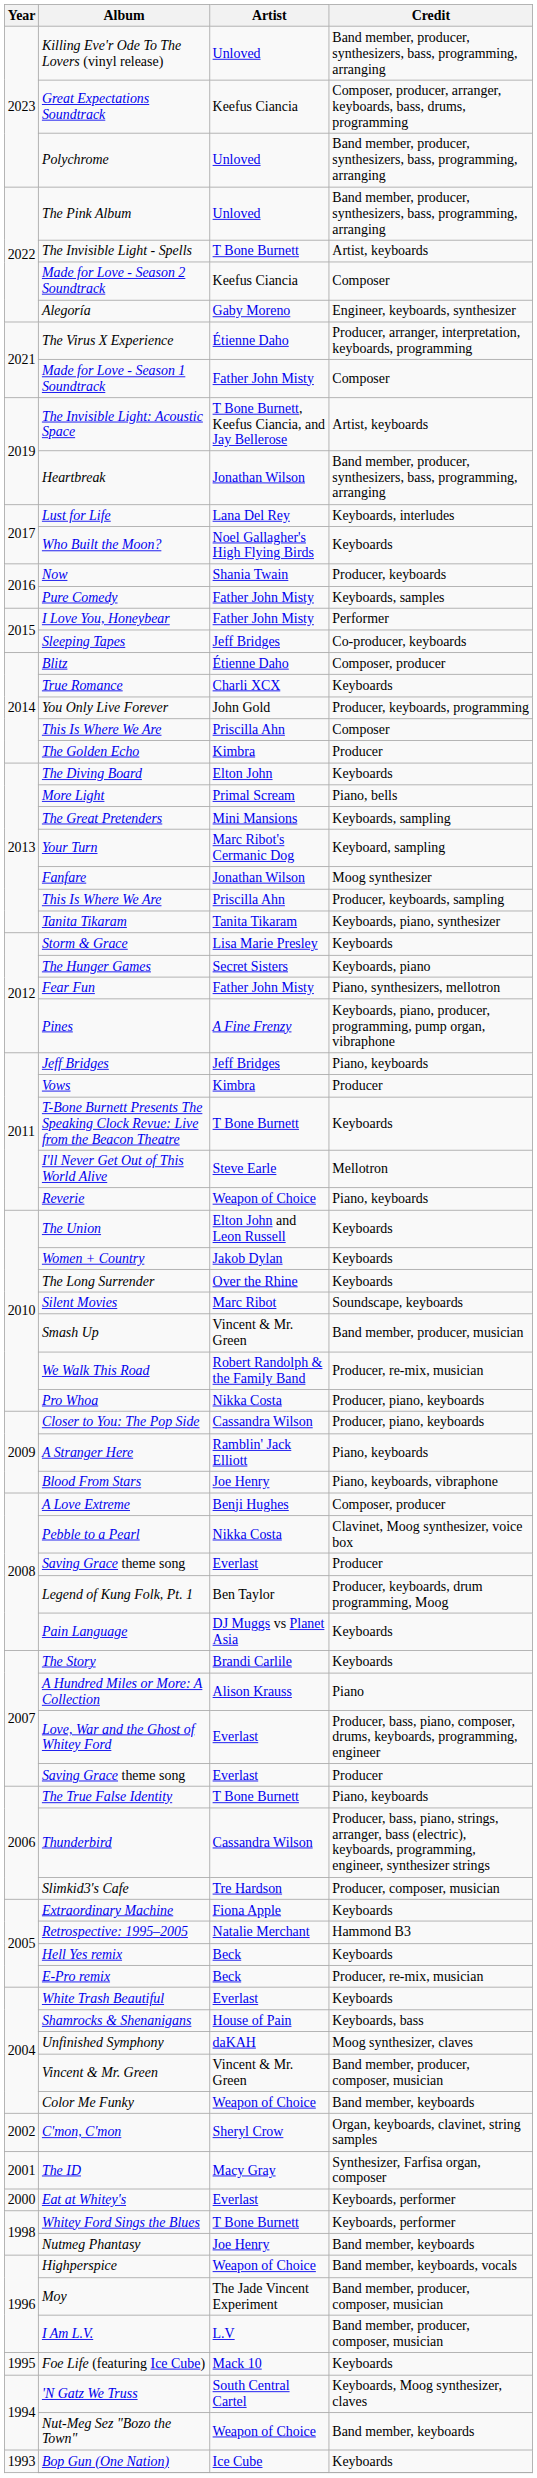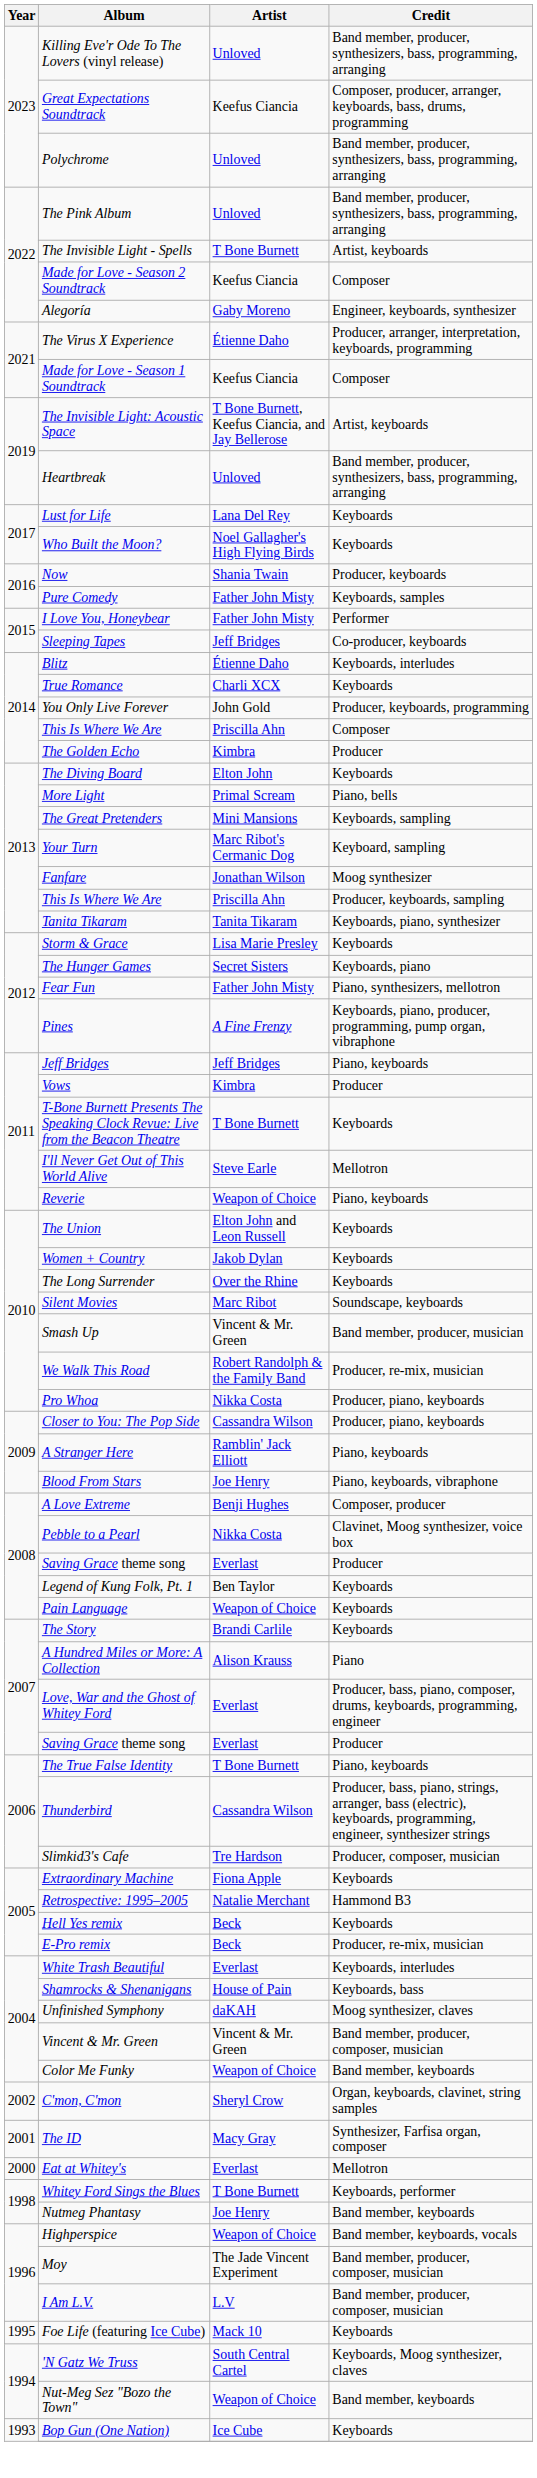(263, 378) Father John Misty -> (255, 378) Keefus Ciancia
(259, 477) Jonathan Wilson -> (237, 477) Unloved
(393, 515) Keyboards, interludes -> (363, 515) Keyboards
(389, 663) Composer, producer -> (393, 663) Keyboards, interludes
(407, 1594) Producer, keyboards, drum programming, Moog -> (363, 1586) Keyboards
(268, 1631) DJ Muggs vs Planet Asia -> (264, 1608) Weapon of Choice
(363, 1998) Keyboards -> (393, 1967) Keyboards, interludes
(394, 2200) Keyboards, performer -> (360, 2168) Mellotron
